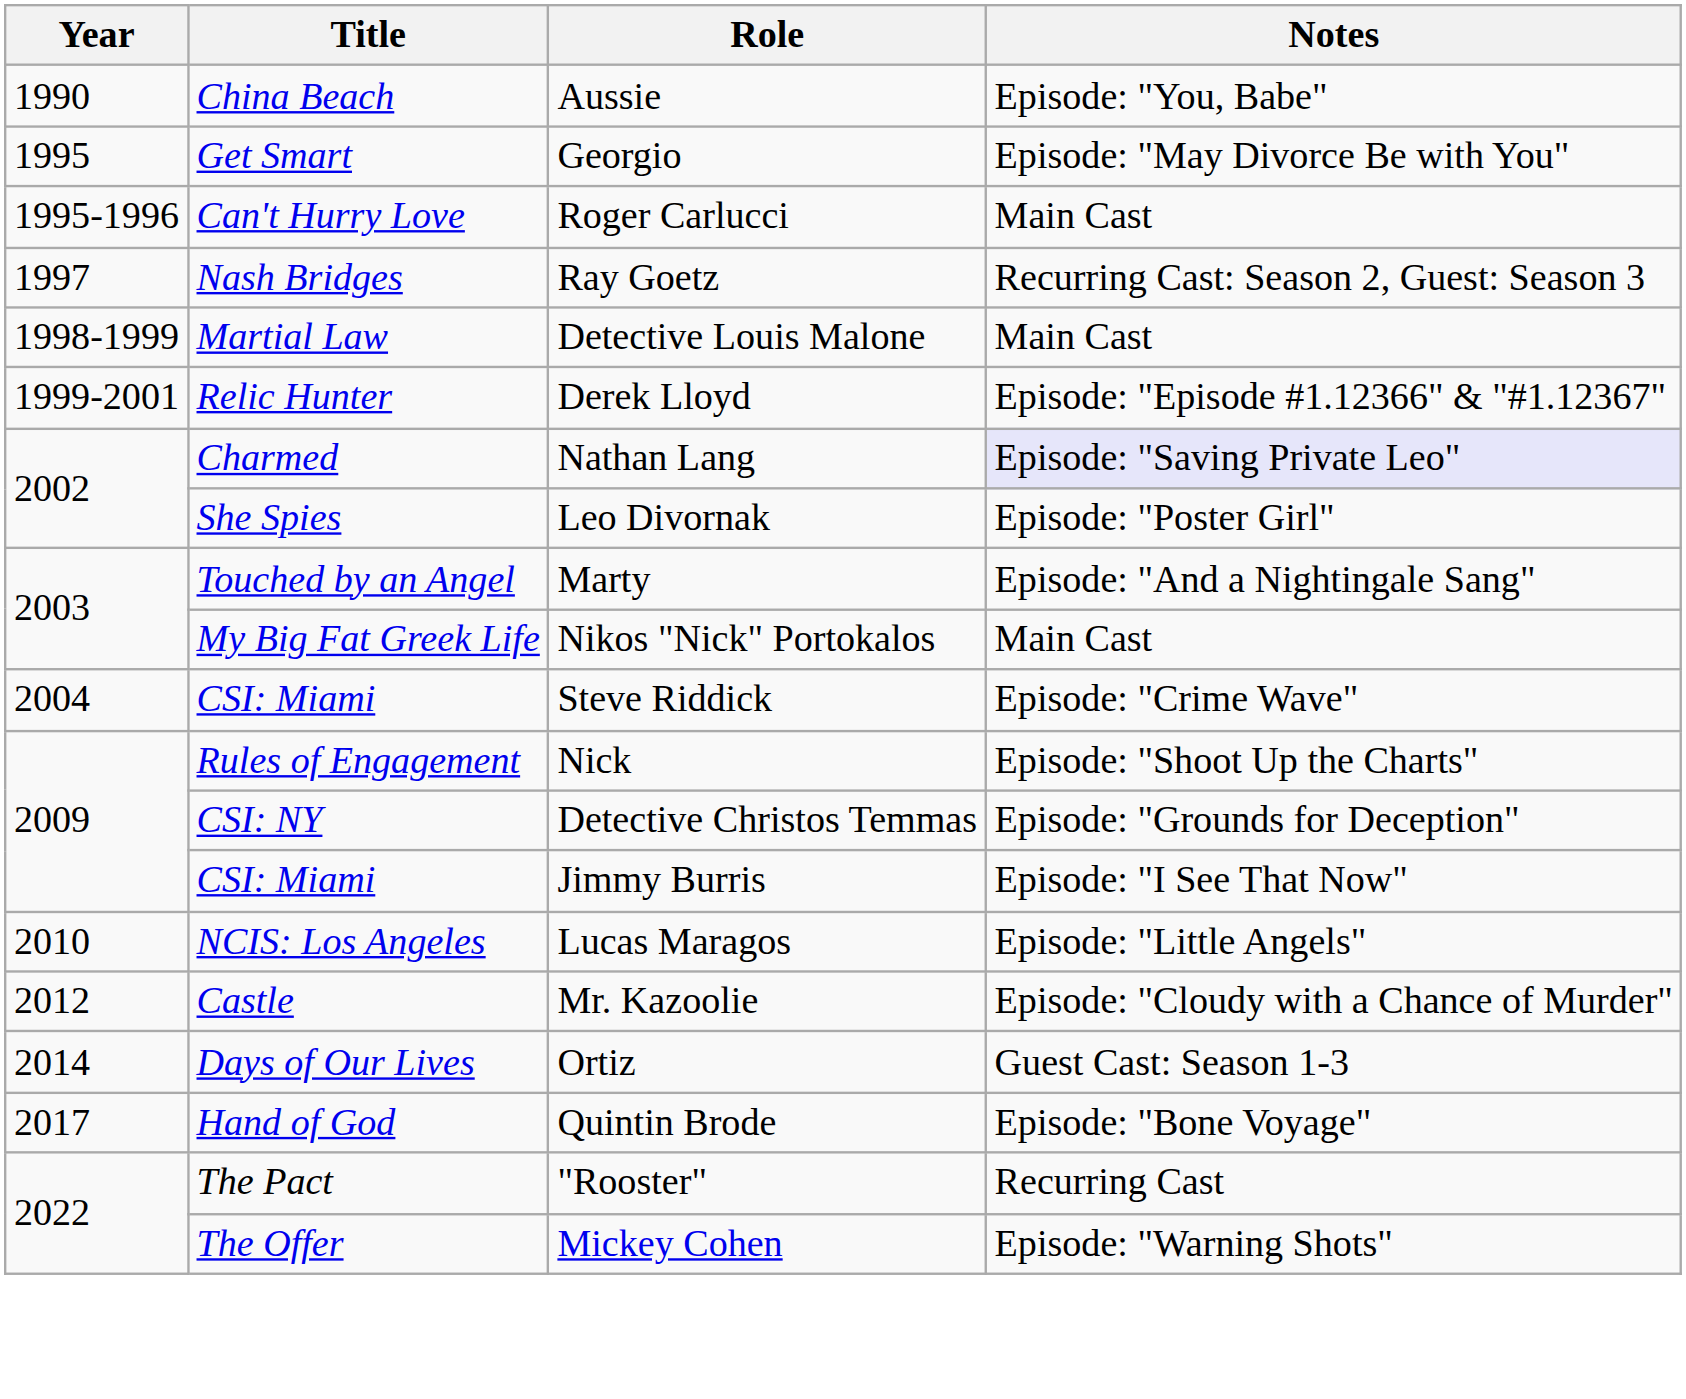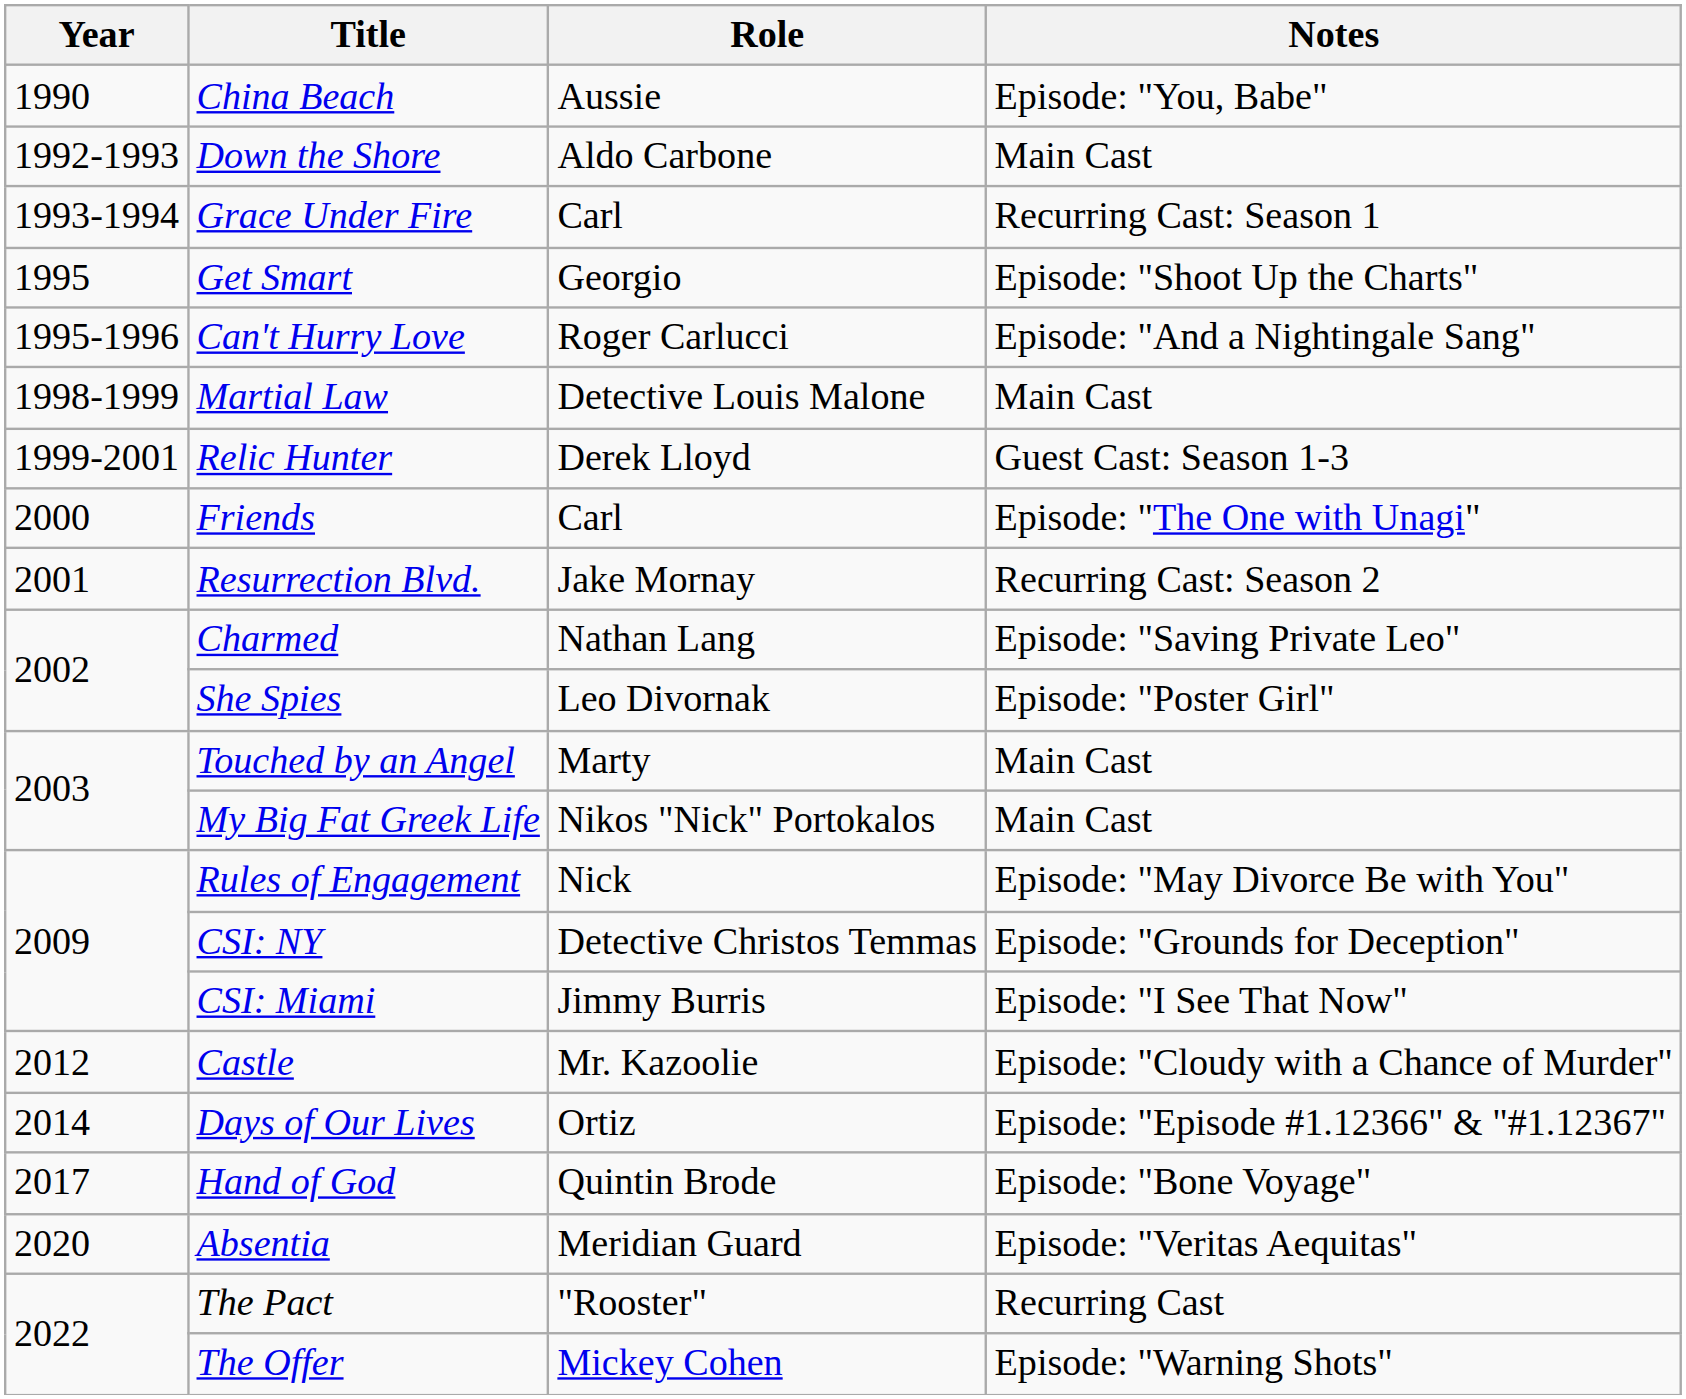+ row: (319, 155)
+ row: (334, 215)
(1282, 155) Episode: "May Divorce Be with You" -> (1237, 276) Episode: "Shoot Up the Charts"
(1073, 215) Main Cast -> (1265, 336) Episode: "And a Nightingale Sang"
- row: (300, 276)
(1330, 397) Episode: "Episode #1.12366" & "#1.12367" -> (1172, 457) Guest Cast: Season 1-3
+ row: (256, 517)
+ row: (339, 578)
(1227, 457) lavender background -> (1227, 638) no background
(1265, 578) Episode: "And a Nightingale Sang" -> (1073, 759) Main Cast
- row: (286, 699)
(1237, 759) Episode: "Shoot Up the Charts" -> (1282, 880) Episode: "May Divorce Be with You"
- row: (341, 940)
(1172, 1061) Guest Cast: Season 1-3 -> (1330, 1121) Episode: "Episode #1.12366" & "#1.12367"
+ row: (263, 1242)
